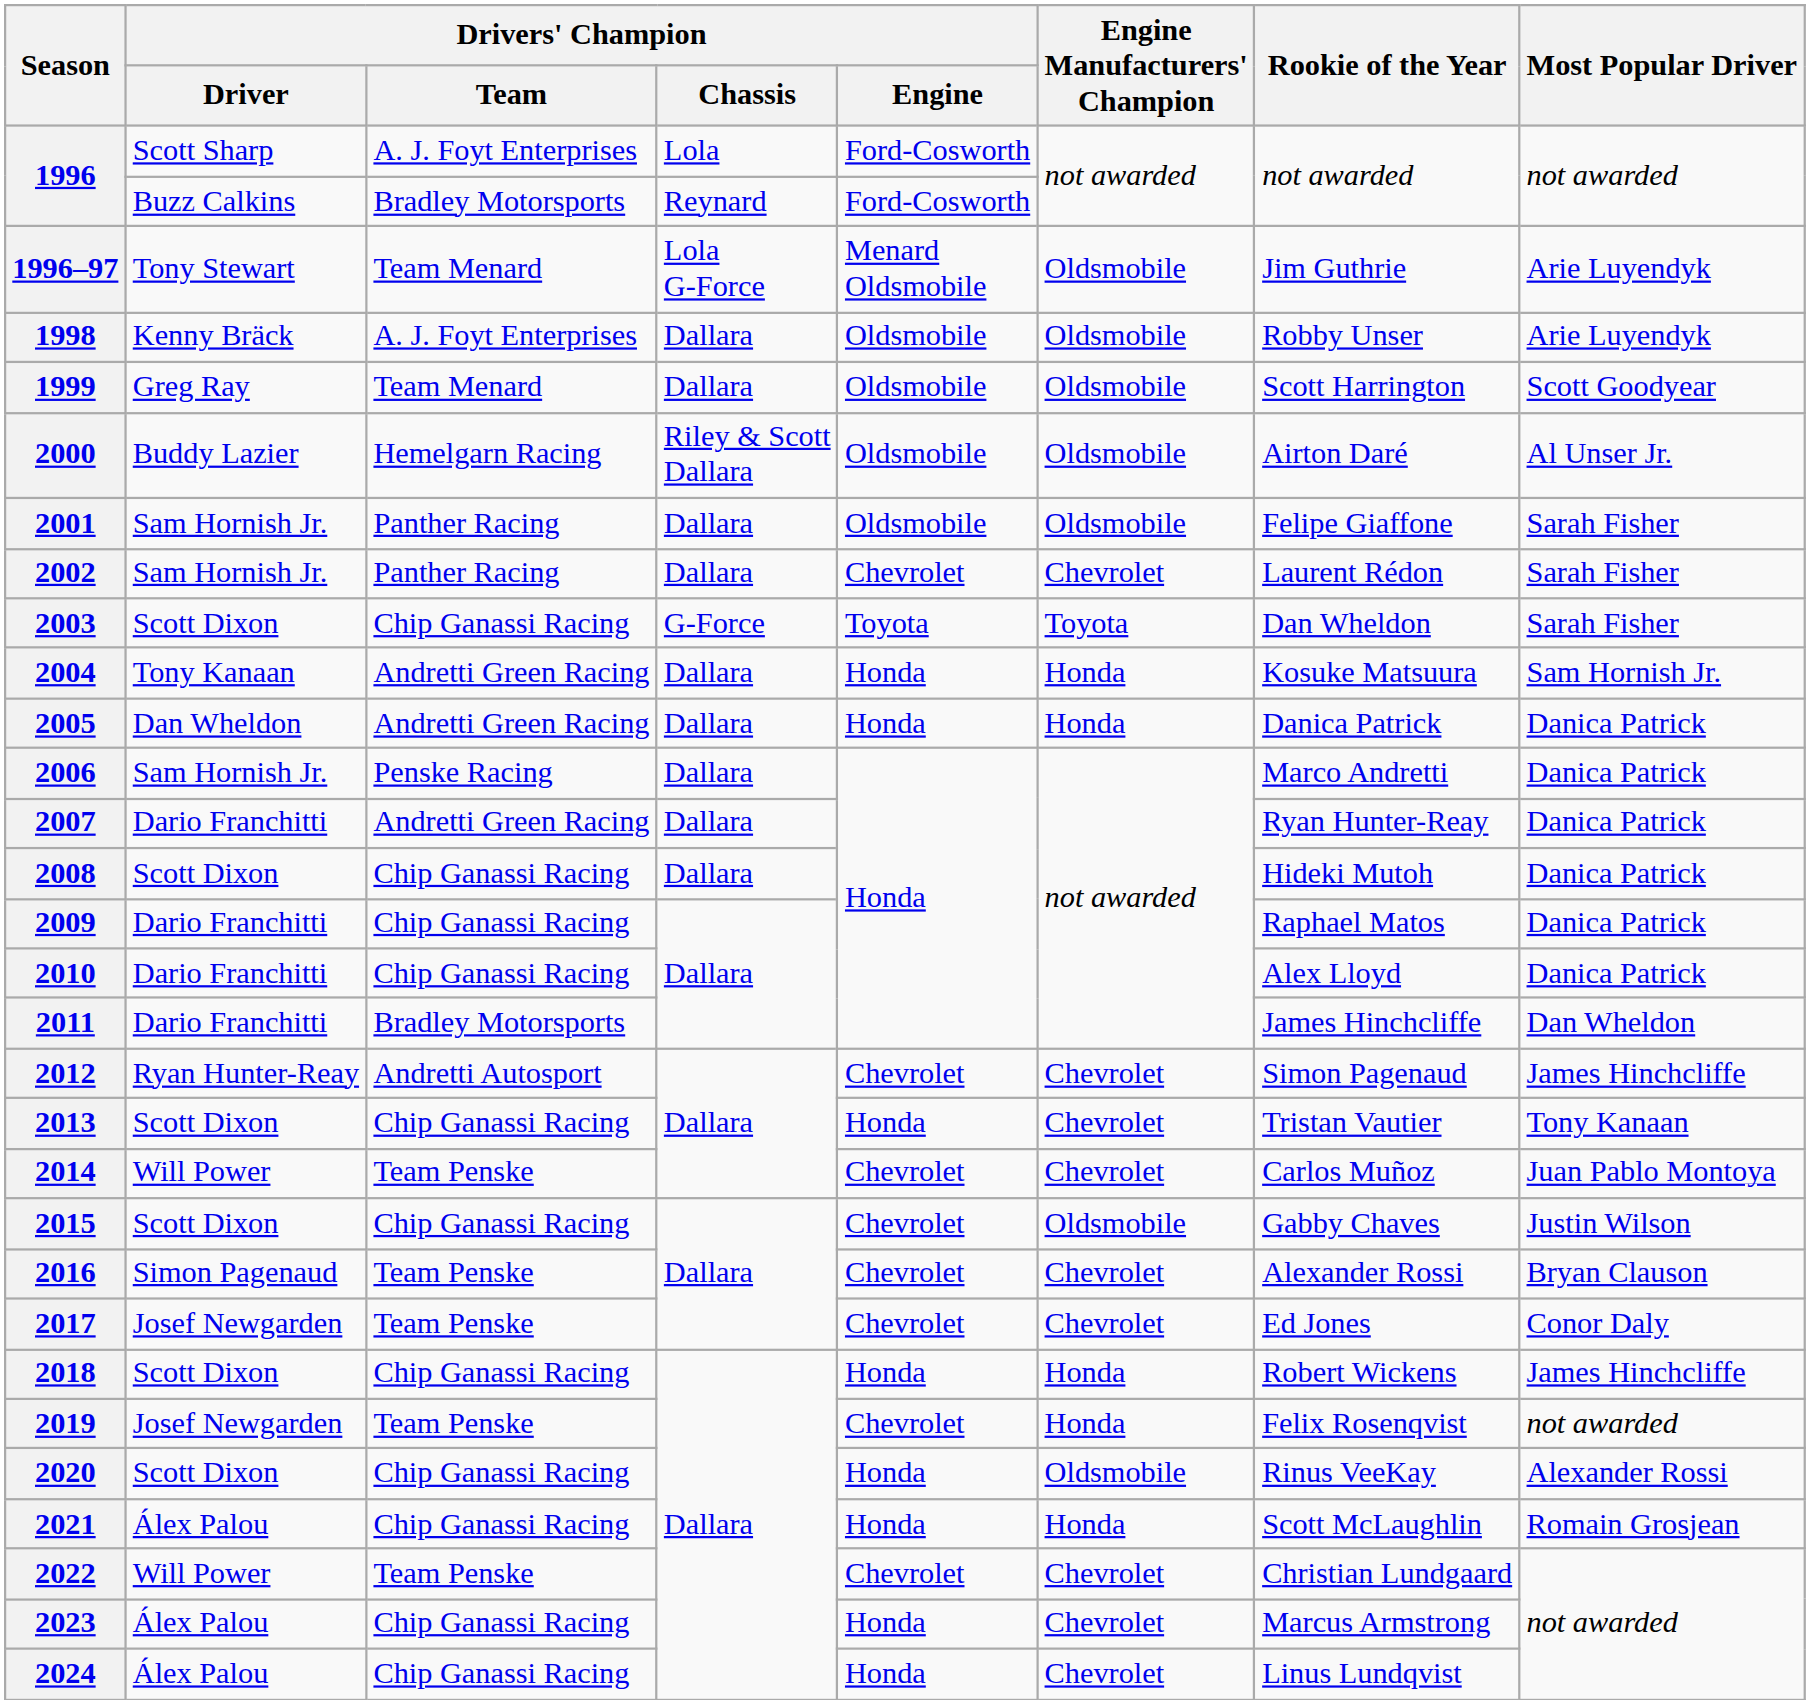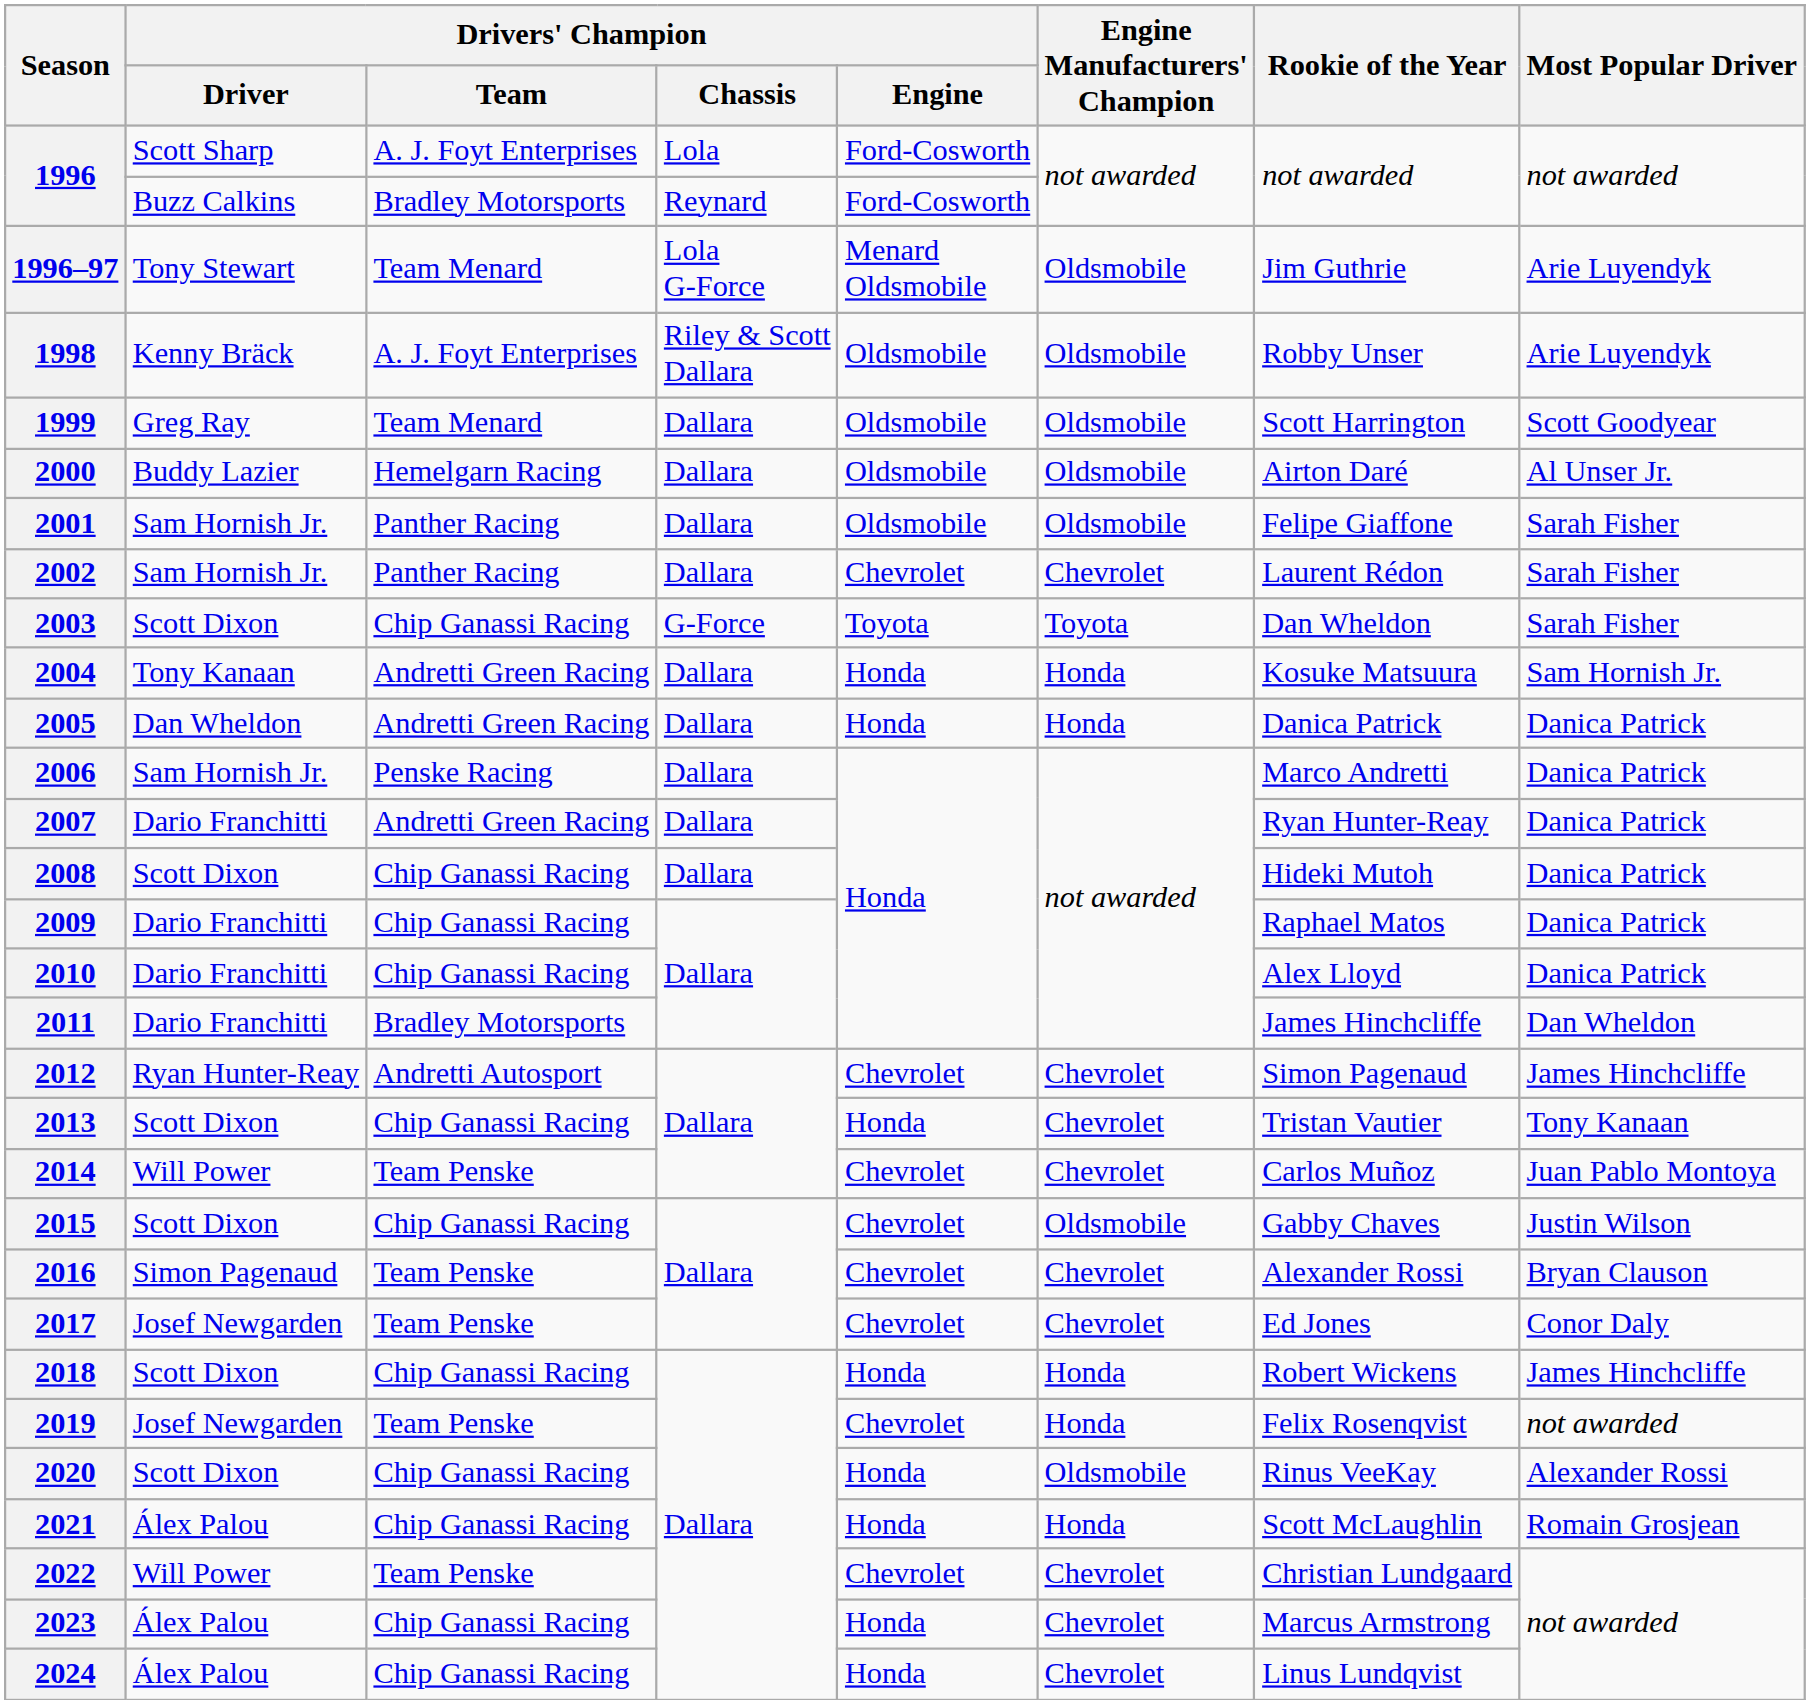(708, 336) Dallara -> (747, 354) Riley & Scott Dallara
(747, 454) Riley & Scott Dallara -> (708, 472) Dallara
